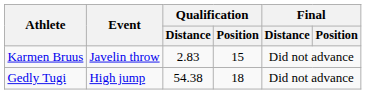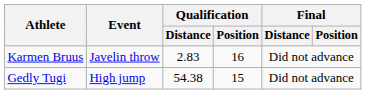(238, 57) 15 -> (238, 57) 16
(238, 78) 18 -> (238, 78) 15
